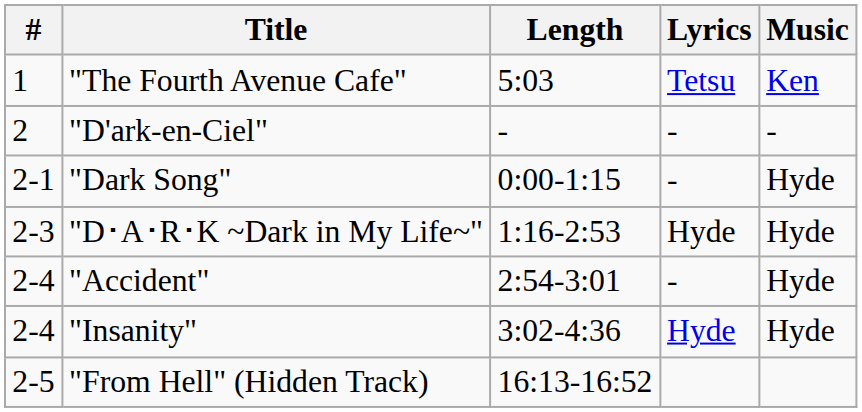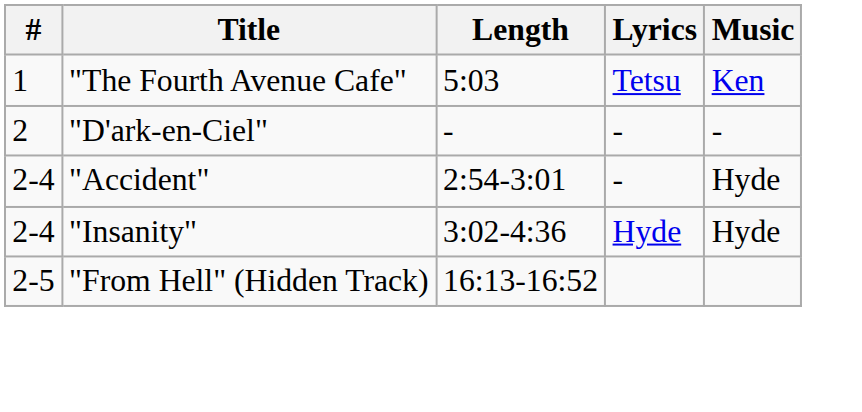- row: (150, 180)
- row: (276, 230)
